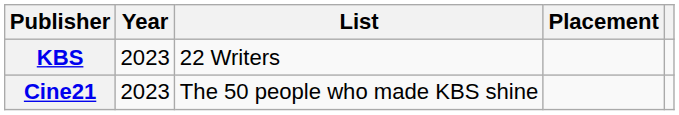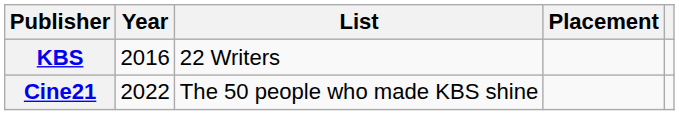(145, 57) 2023 -> (145, 57) 2016
(145, 92) 2023 -> (145, 92) 2022
